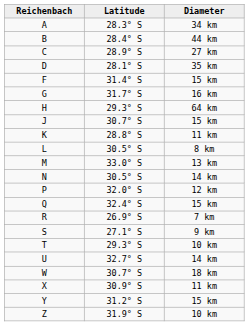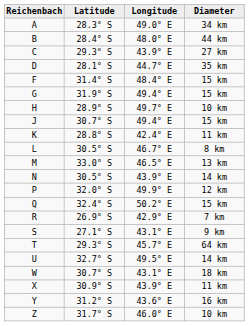+ column: (154, 11)
(124, 53) 28.9° S -> (94, 53) 29.3° S
(124, 94) 31.7° S -> (94, 94) 31.9° S
(204, 94) 16 km -> (214, 94) 15 km
(124, 108) 29.3° S -> (94, 108) 28.9° S
(204, 108) 64 km -> (214, 108) 10 km
(204, 245) 10 km -> (214, 245) 64 km
(204, 300) 15 km -> (214, 300) 16 km
(124, 314) 31.9° S -> (94, 314) 31.7° S
